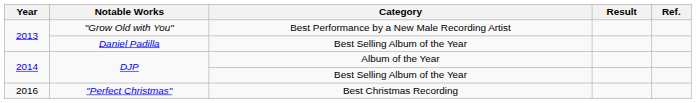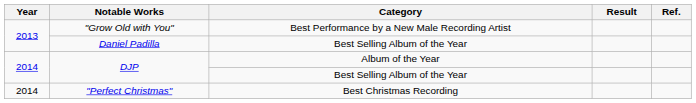(27, 91) 2016 -> (27, 91) 2014
